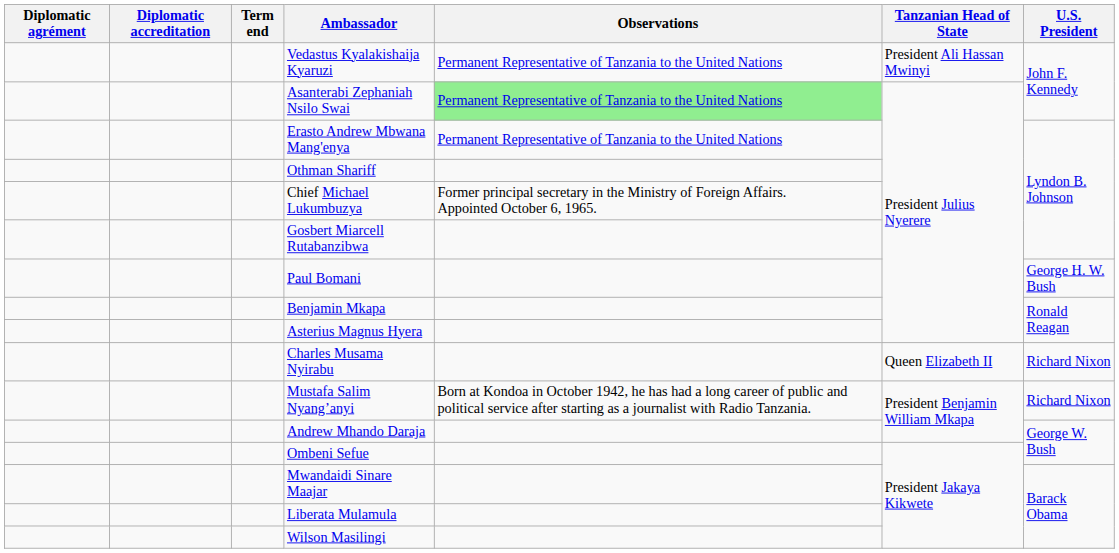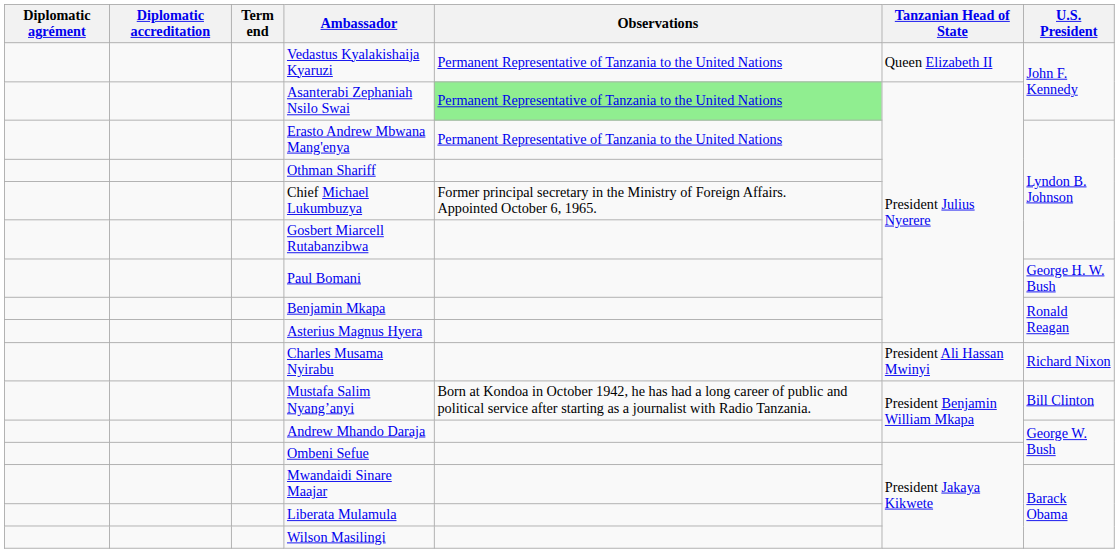(944, 62) President Ali Hassan Mwinyi -> (939, 62) Queen Elizabeth II
(939, 361) Queen Elizabeth II -> (944, 361) President Ali Hassan Mwinyi
(1069, 400) Richard Nixon -> (1060, 400) Bill Clinton
